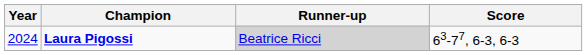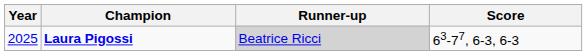(23, 39) 2024 -> (23, 39) 2025
